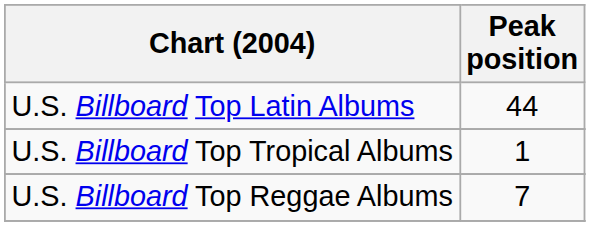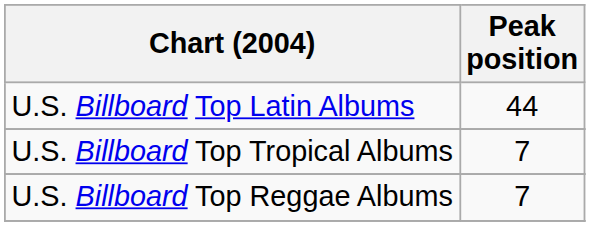(522, 151) 1 -> (522, 151) 7
